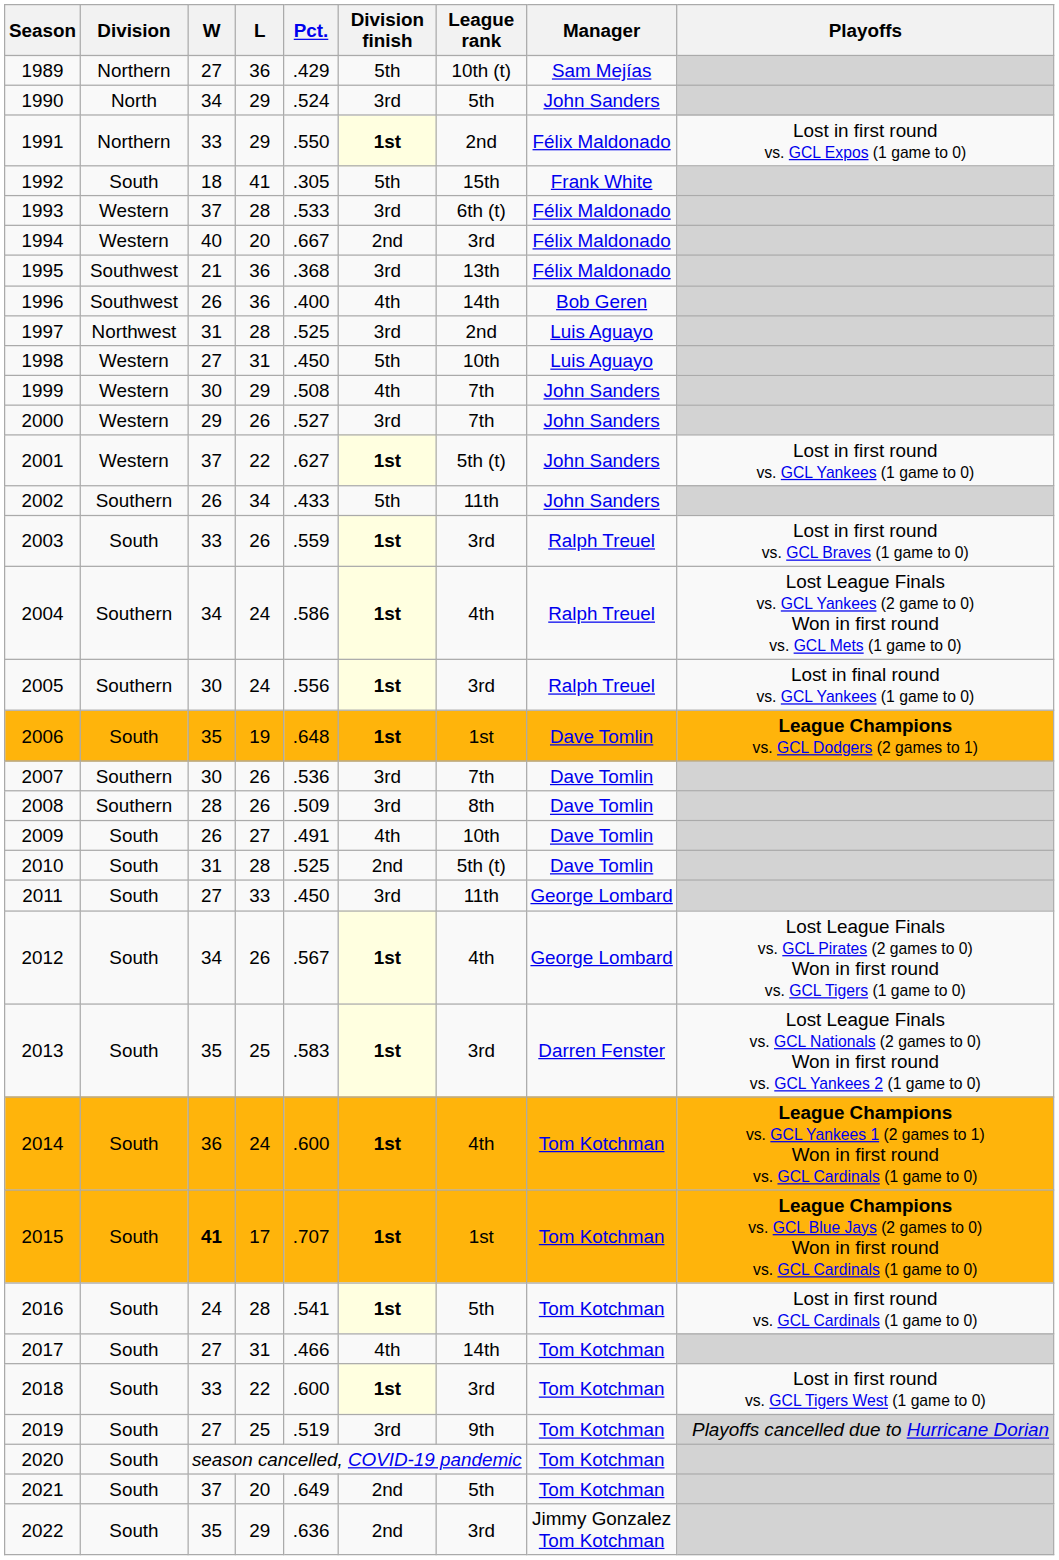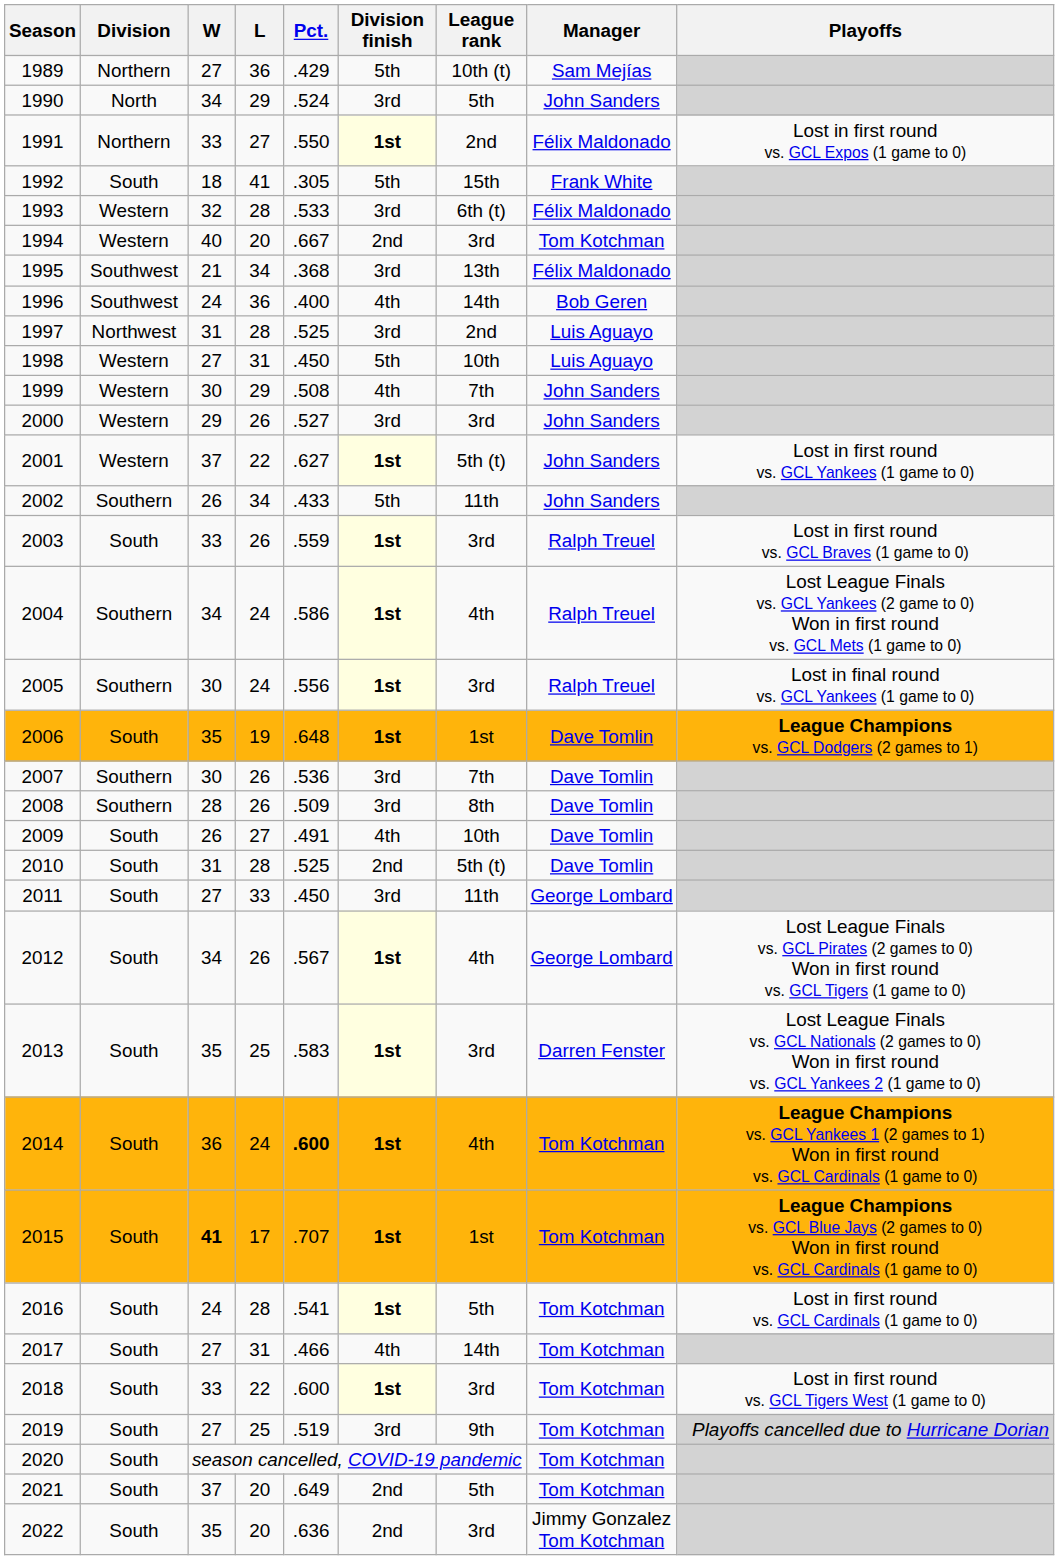(260, 141) 29 -> (260, 141) 27
(212, 211) 37 -> (212, 211) 32
(602, 241) Félix Maldonado -> (602, 241) Tom Kotchman
(260, 271) 36 -> (260, 271) 34
(212, 301) 26 -> (212, 301) 24
(481, 420) 7th -> (481, 420) 3rd
(311, 1143) normal -> (311, 1143) bold
(260, 1530) 29 -> (260, 1530) 20
